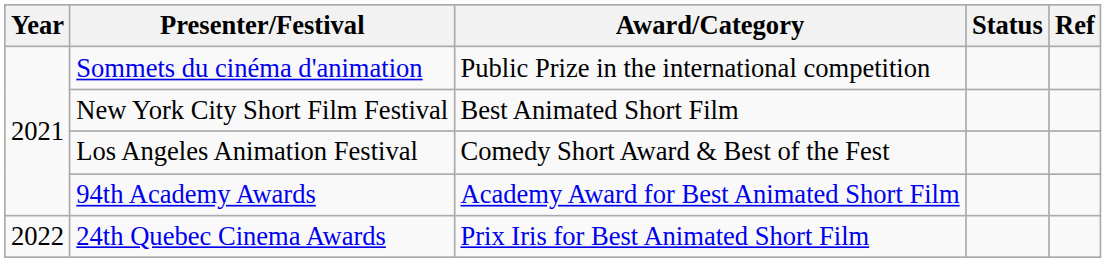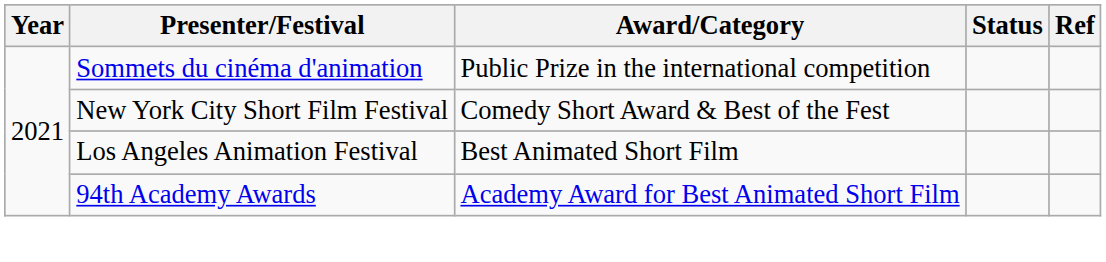(600, 109) Best Animated Short Film -> (675, 109) Comedy Short Award & Best of the Fest
(675, 151) Comedy Short Award & Best of the Fest -> (600, 151) Best Animated Short Film
- row: (231, 236)
